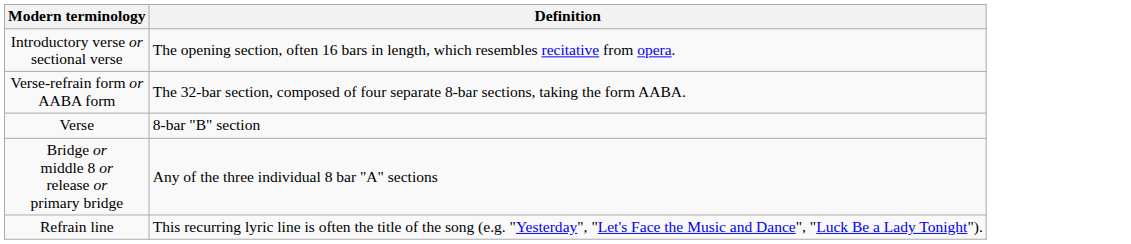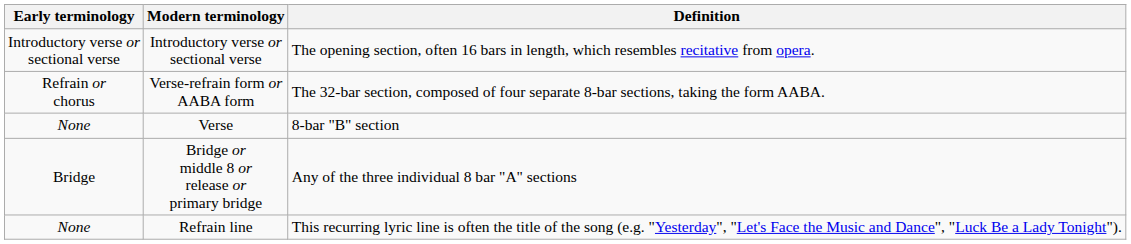+ column: (74, 16)
